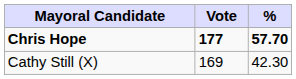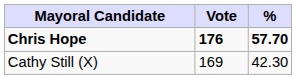(211, 39) 177 -> (211, 39) 176
